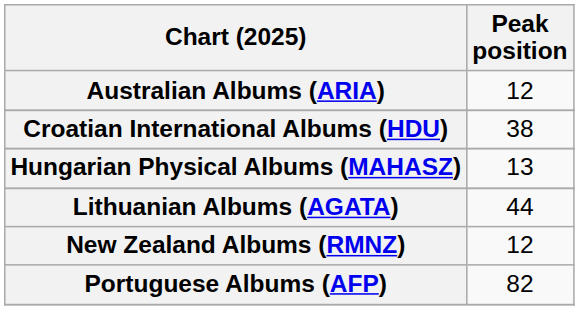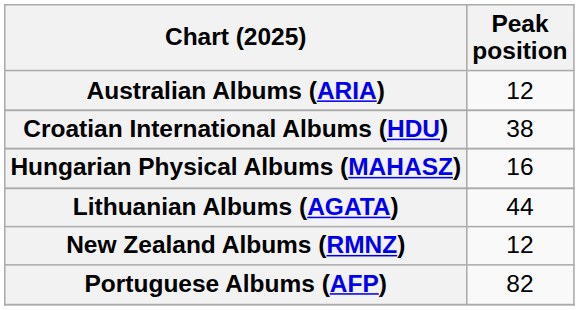(520, 167) 13 -> (520, 167) 16
